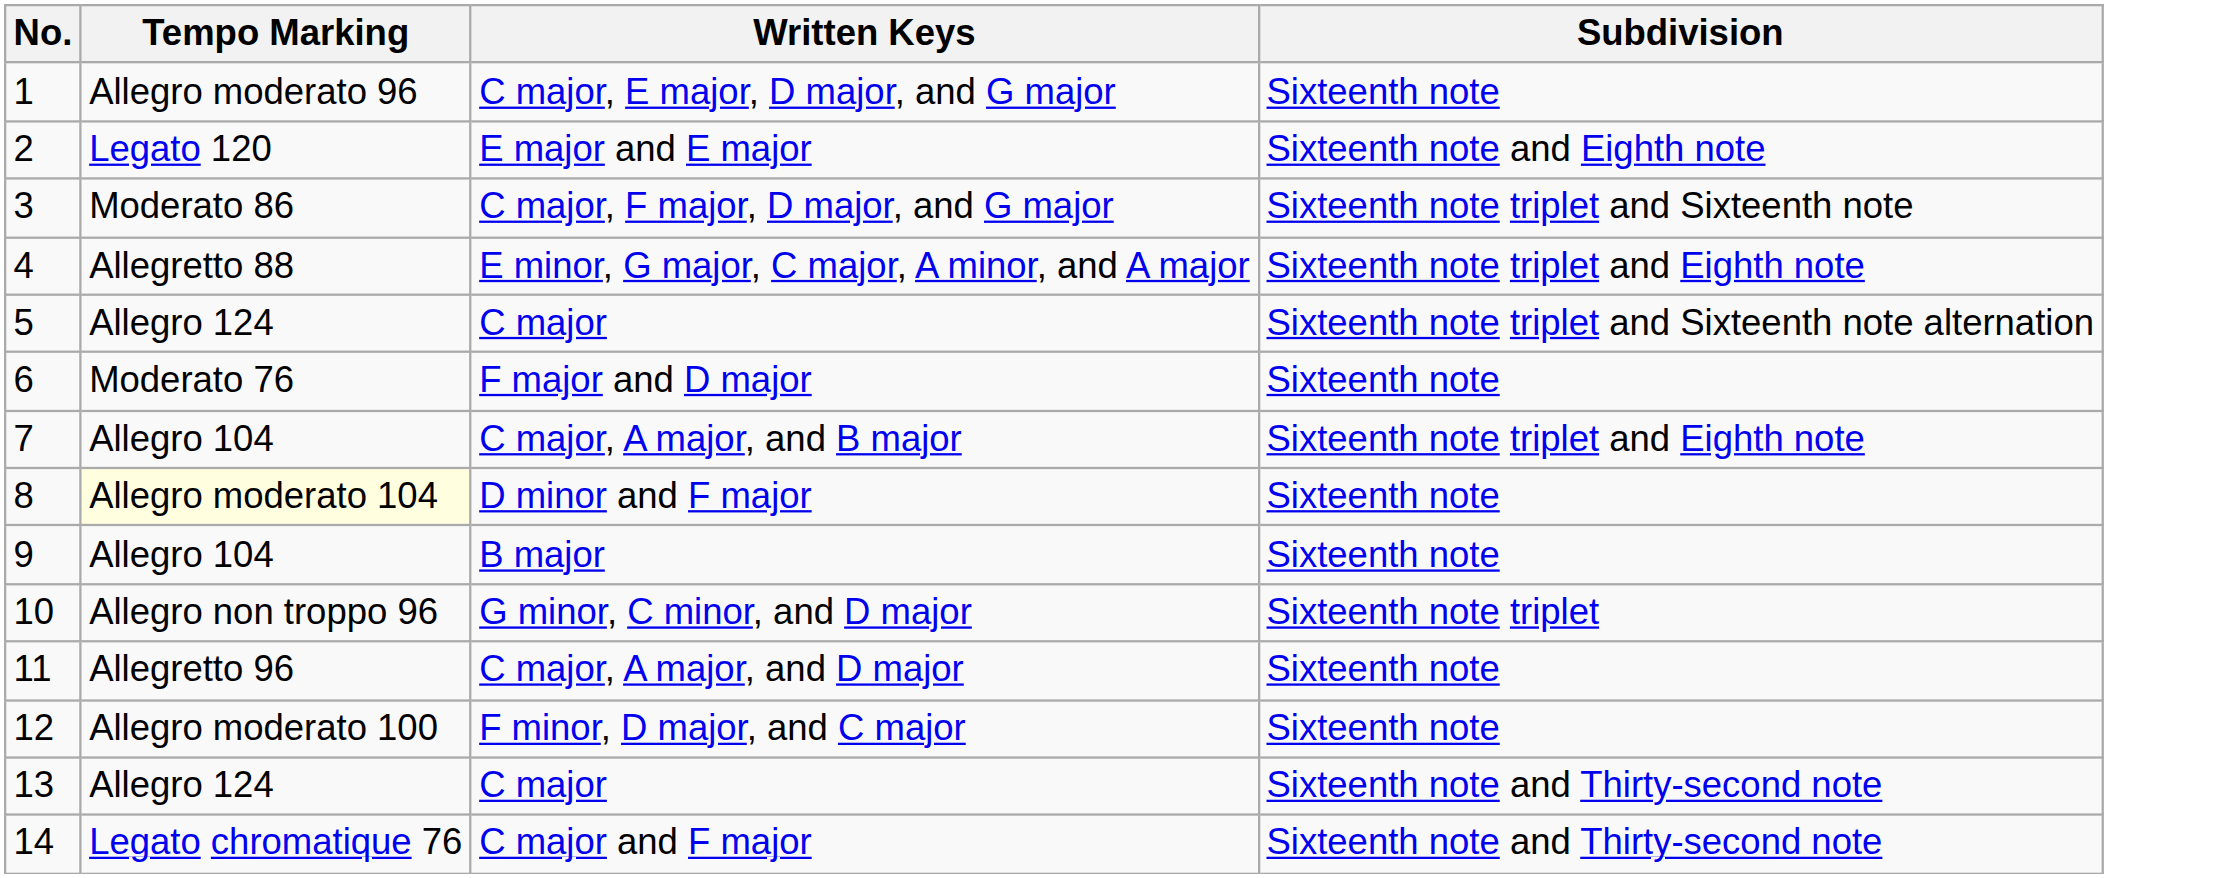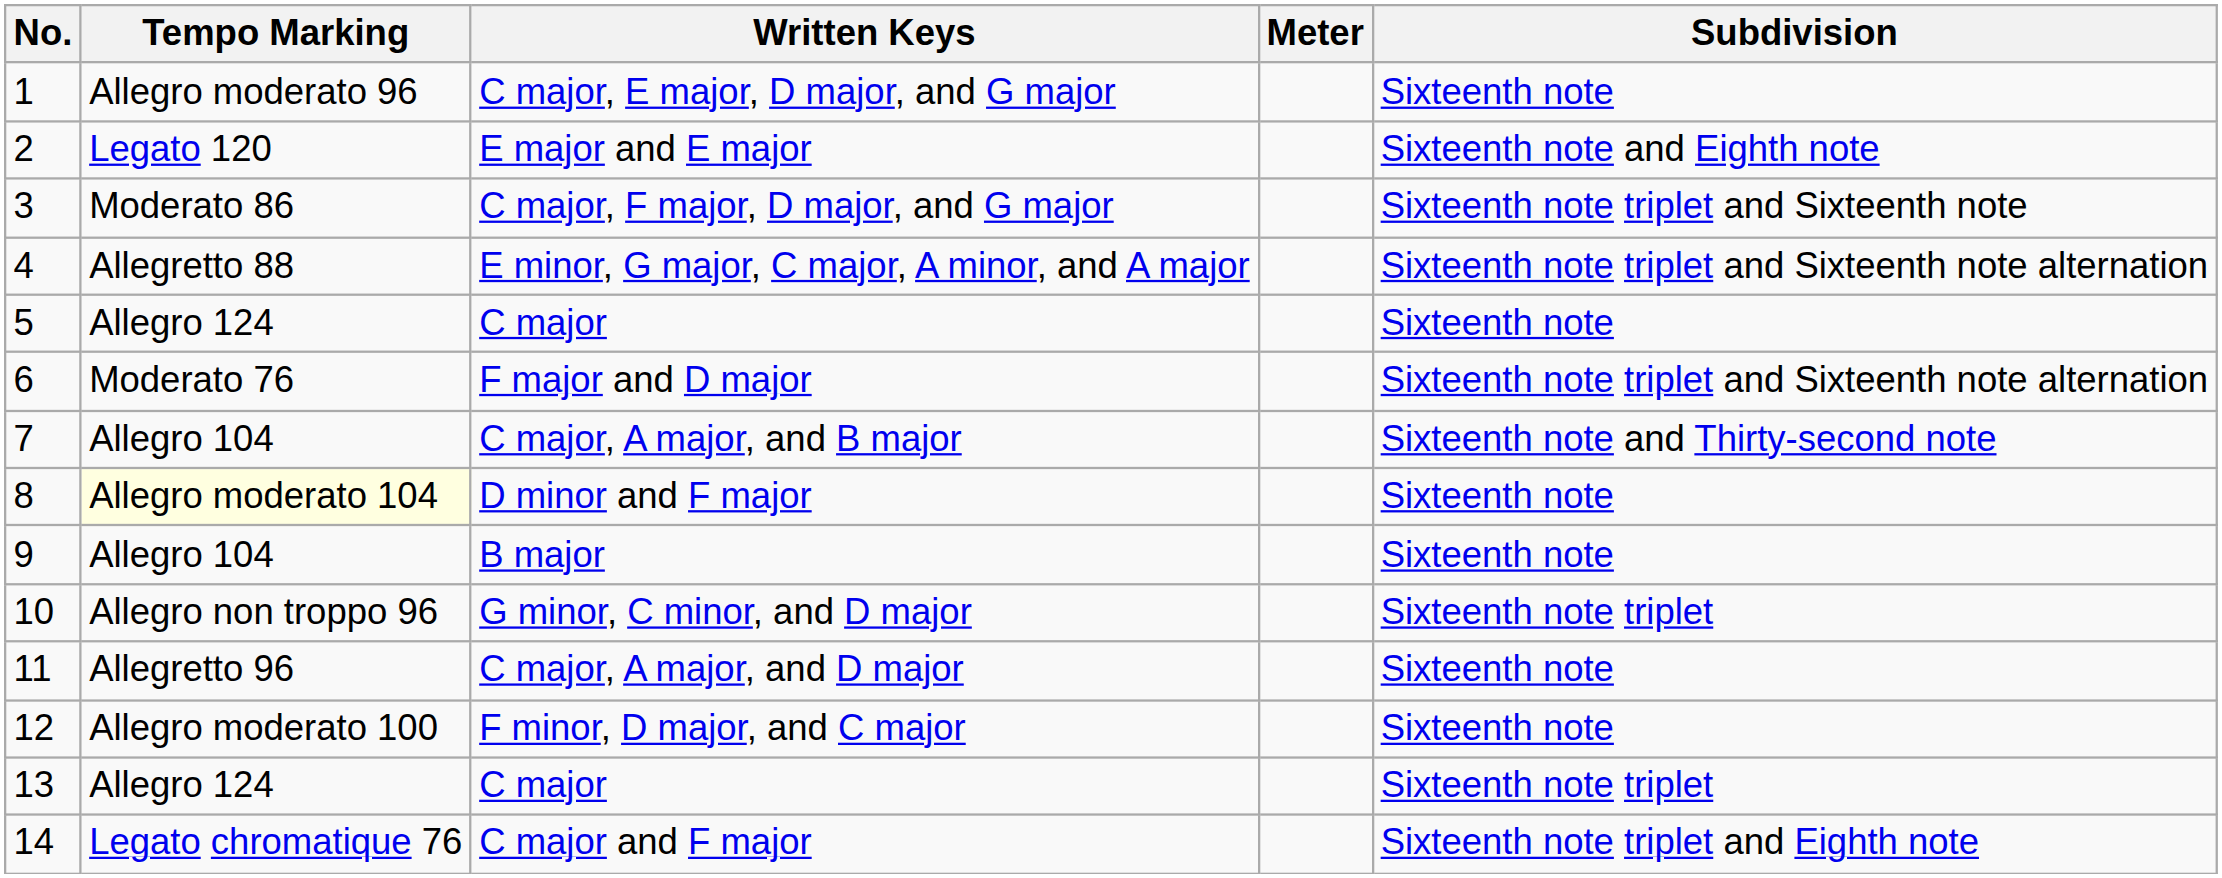+ column: (1315, 33)
(1566, 264) Sixteenth note triplet and Eighth note -> (1794, 264) Sixteenth note triplet and Sixteenth note alternation
(1680, 322) Sixteenth note triplet and Sixteenth note alternation -> (1497, 322) Sixteenth note
(1383, 380) Sixteenth note -> (1794, 380) Sixteenth note triplet and Sixteenth note alternation
(1566, 438) Sixteenth note triplet and Eighth note -> (1689, 438) Sixteenth note and Thirty-second note
(1574, 785) Sixteenth note and Thirty-second note -> (1547, 785) Sixteenth note triplet
(1574, 843) Sixteenth note and Thirty-second note -> (1680, 843) Sixteenth note triplet and Eighth note
